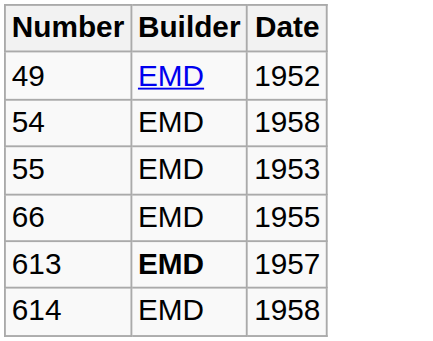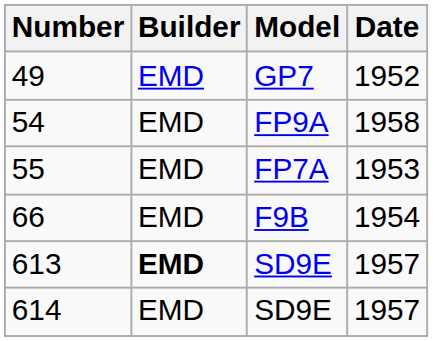+ column: (297, 28)
(287, 216) 1955 -> (387, 216) 1954
(287, 311) 1958 -> (387, 311) 1957
